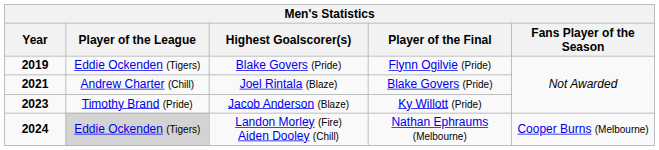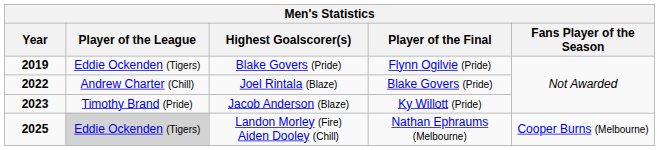(35, 84) 2021 -> (35, 84) 2022
(35, 129) 2024 -> (35, 129) 2025
